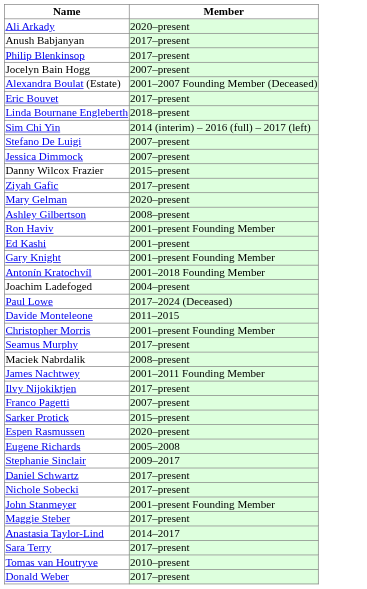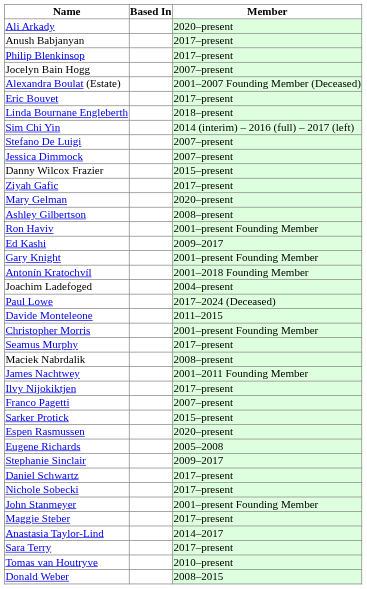+ column: (151, 11)
(160, 243) 2001–present -> (198, 243) 2009–2017
(160, 576) 2017–present -> (198, 576) 2008–2015
